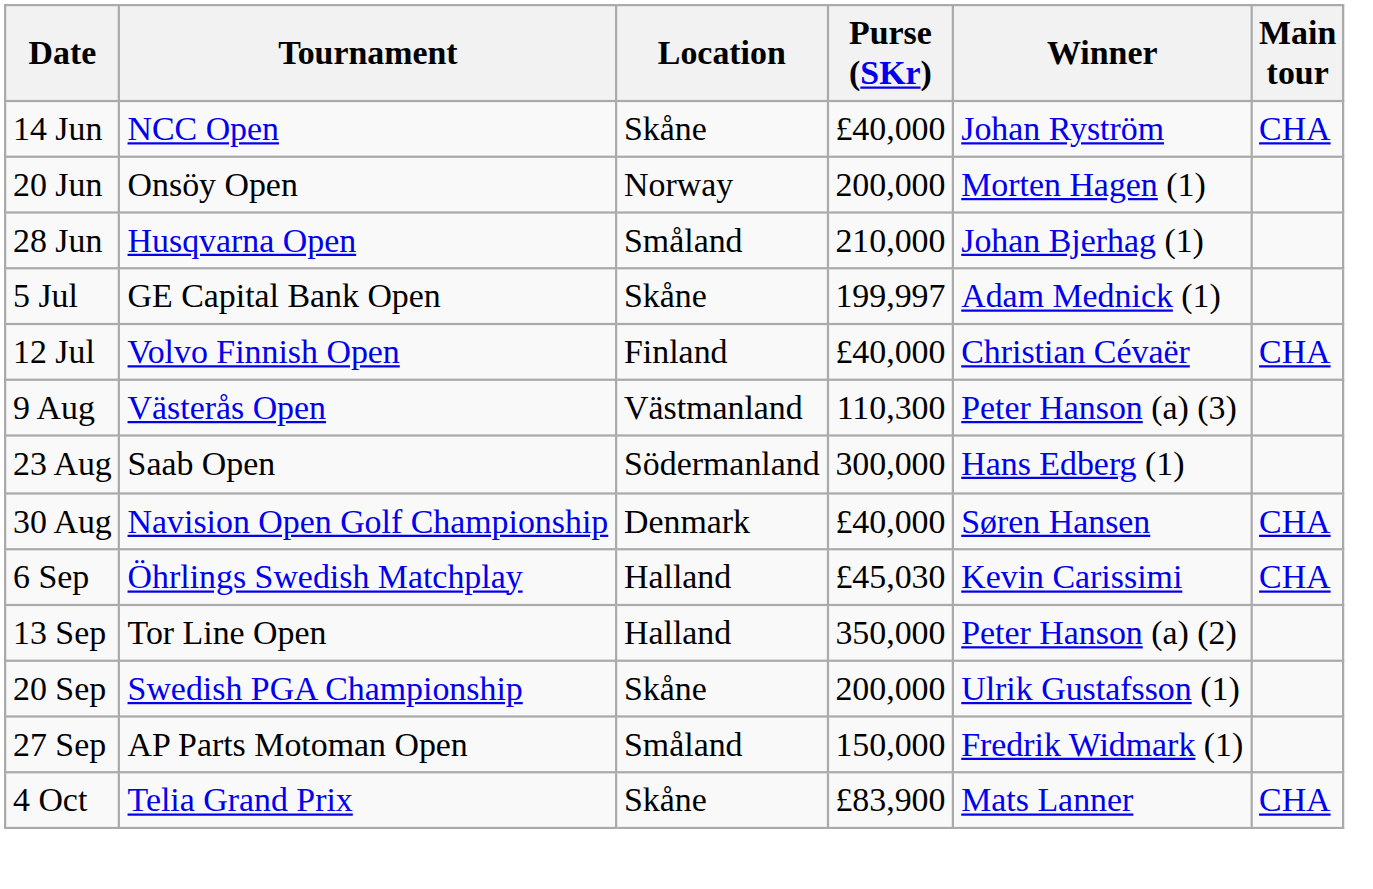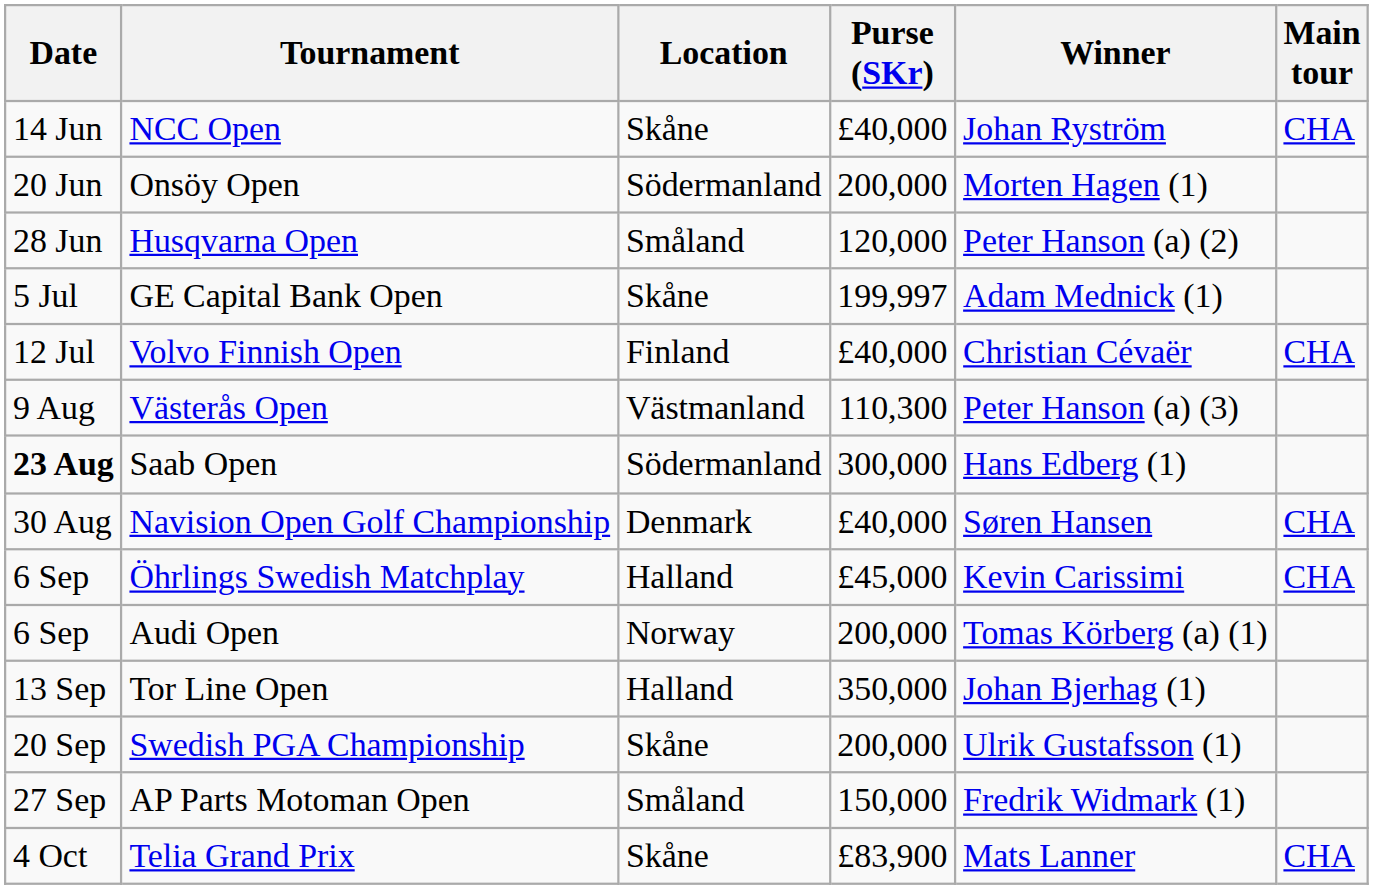(679, 184) Norway -> (724, 184) Södermanland
(890, 240) 210,000 -> (892, 240) 120,000
(1083, 240) Johan Bjerhag (1) -> (1101, 240) Peter Hanson (a) (2)
(62, 463) normal -> (63, 463) bold
(890, 575) £45,030 -> (892, 575) £45,000
+ row: (204, 631)
(1099, 631) Peter Hanson (a) (2) -> (1084, 687) Johan Bjerhag (1)
